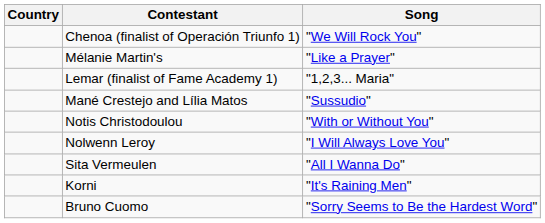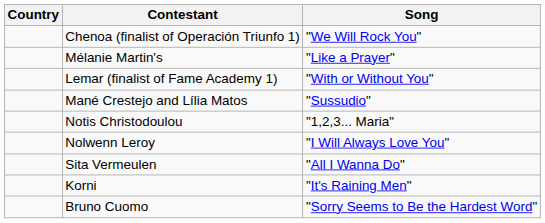(350, 79) "1,2,3... Maria" -> (370, 79) "With or Without You"
(370, 121) "With or Without You" -> (350, 121) "1,2,3... Maria"
